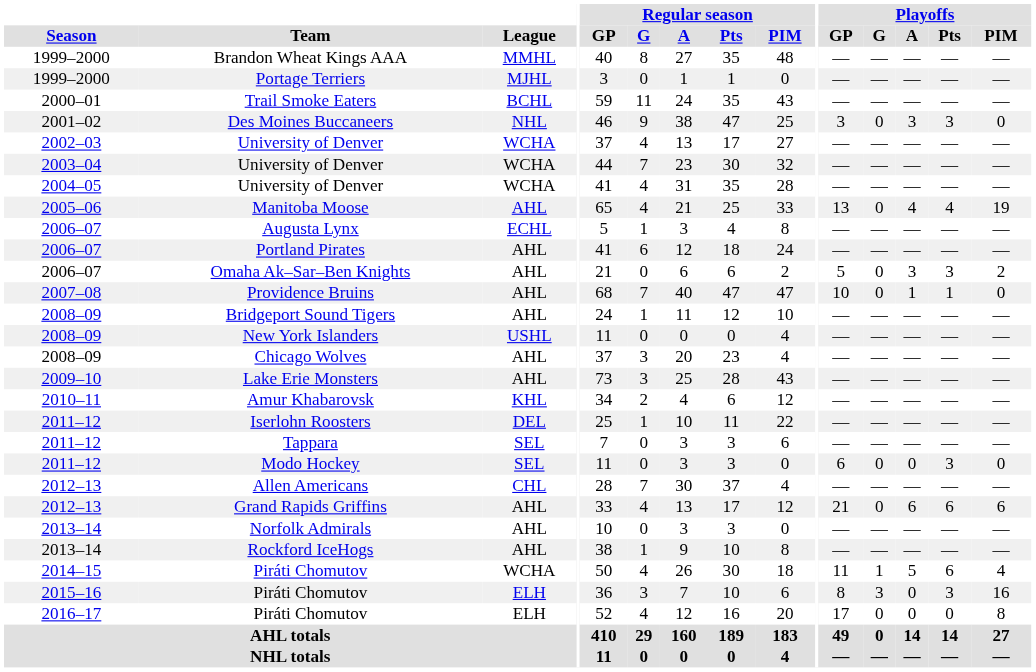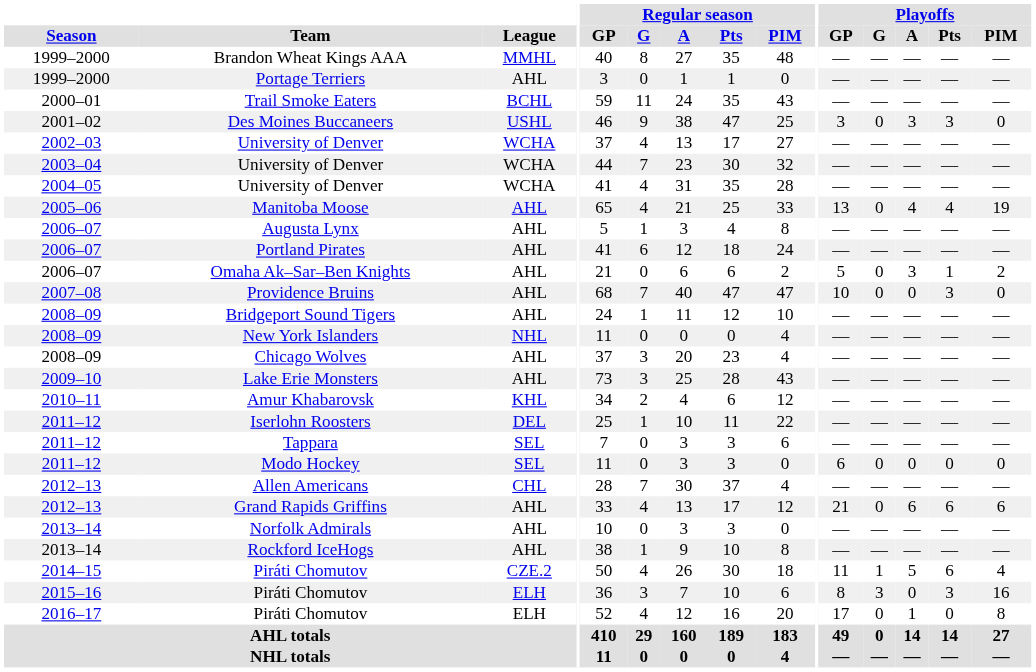(529, 78) MJHL -> (529, 78) AHL
(529, 121) NHL -> (529, 121) USHL
(529, 228) ECHL -> (529, 228) AHL
(950, 271) 3 -> (950, 271) 1
(912, 292) 1 -> (912, 292) 0
(950, 292) 1 -> (950, 292) 3
(529, 335) USHL -> (529, 335) NHL
(950, 464) 3 -> (950, 464) 0
(529, 571) WCHA -> (529, 571) CZE.2
(912, 613) 0 -> (912, 613) 1
